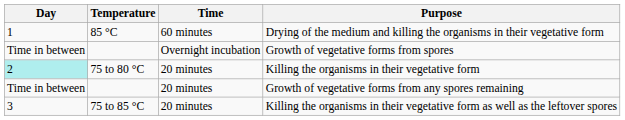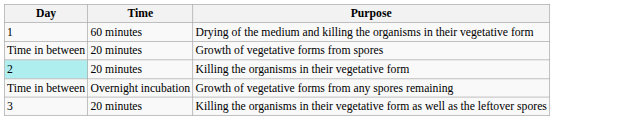- column: (123, 13)
(211, 50) Overnight incubation -> (116, 50) 20 minutes
(187, 87) 20 minutes -> (140, 87) Overnight incubation
